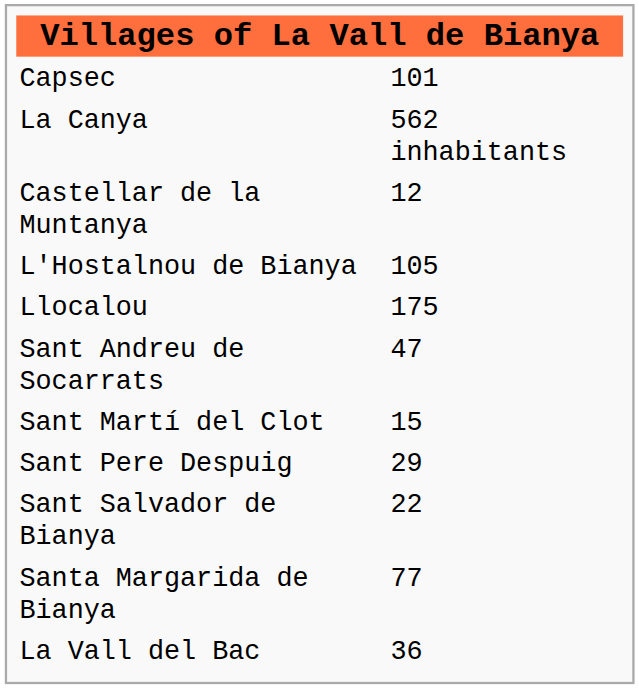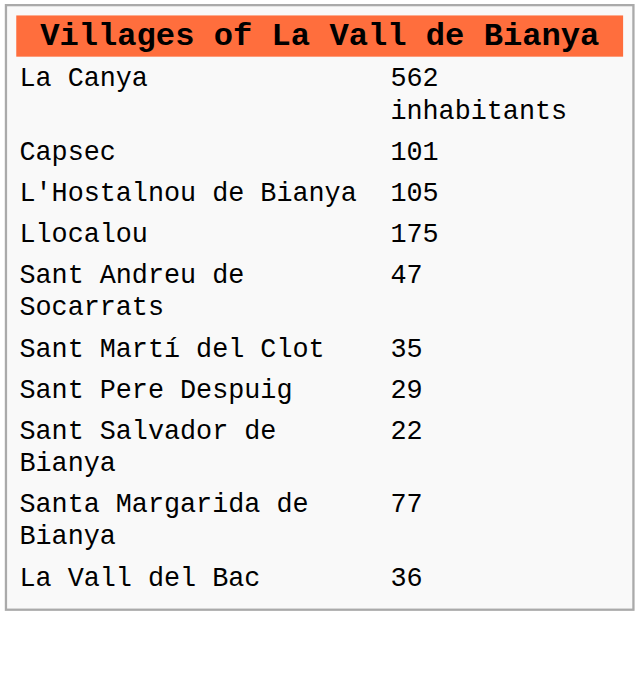rows swapped: (84, 122) <-> (68, 80)
- row: (140, 211)
(406, 424) 15 -> (406, 351) 35
